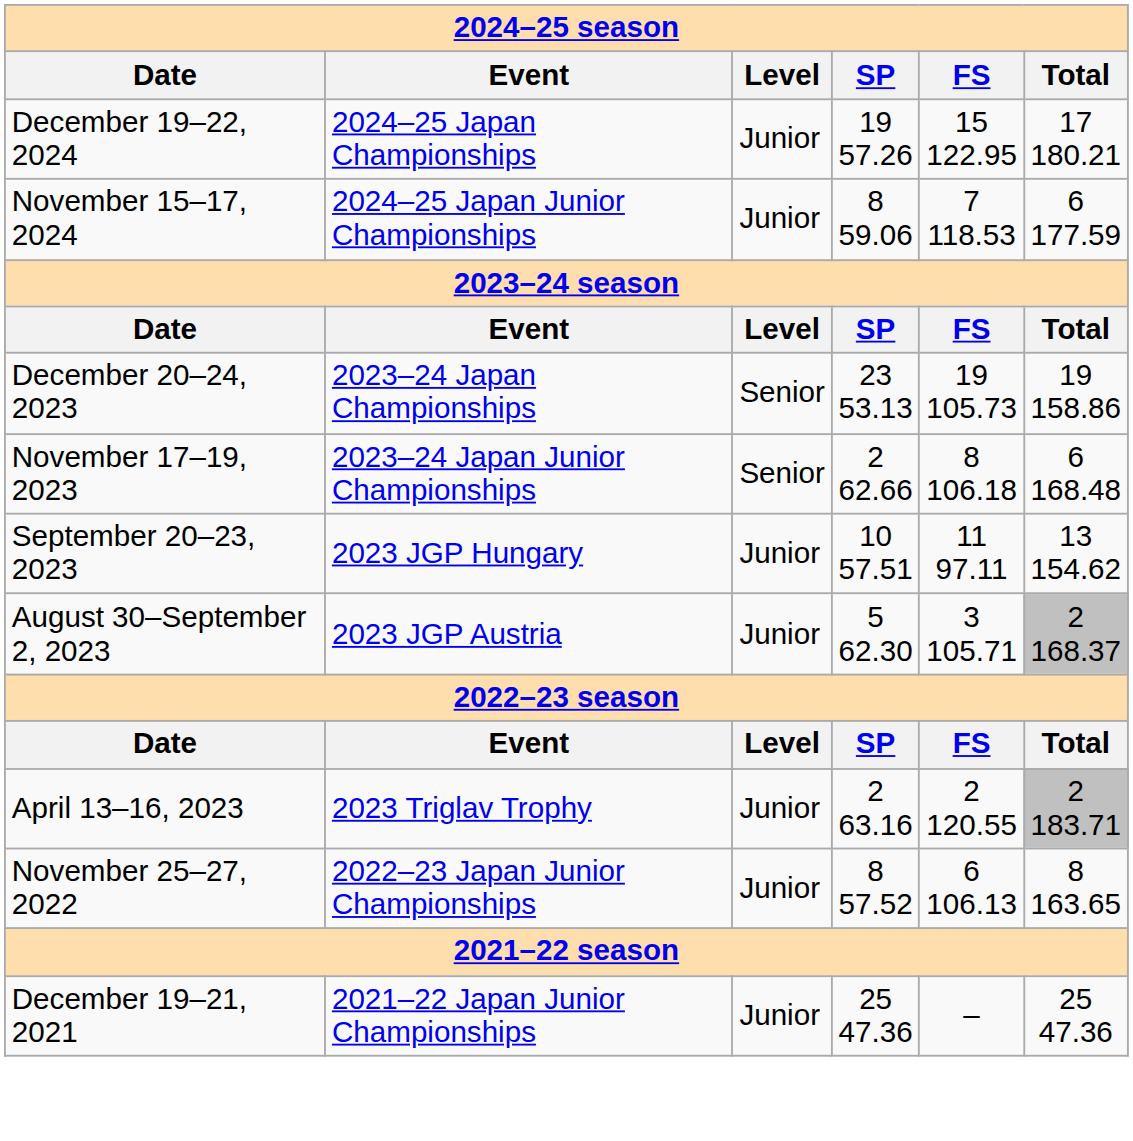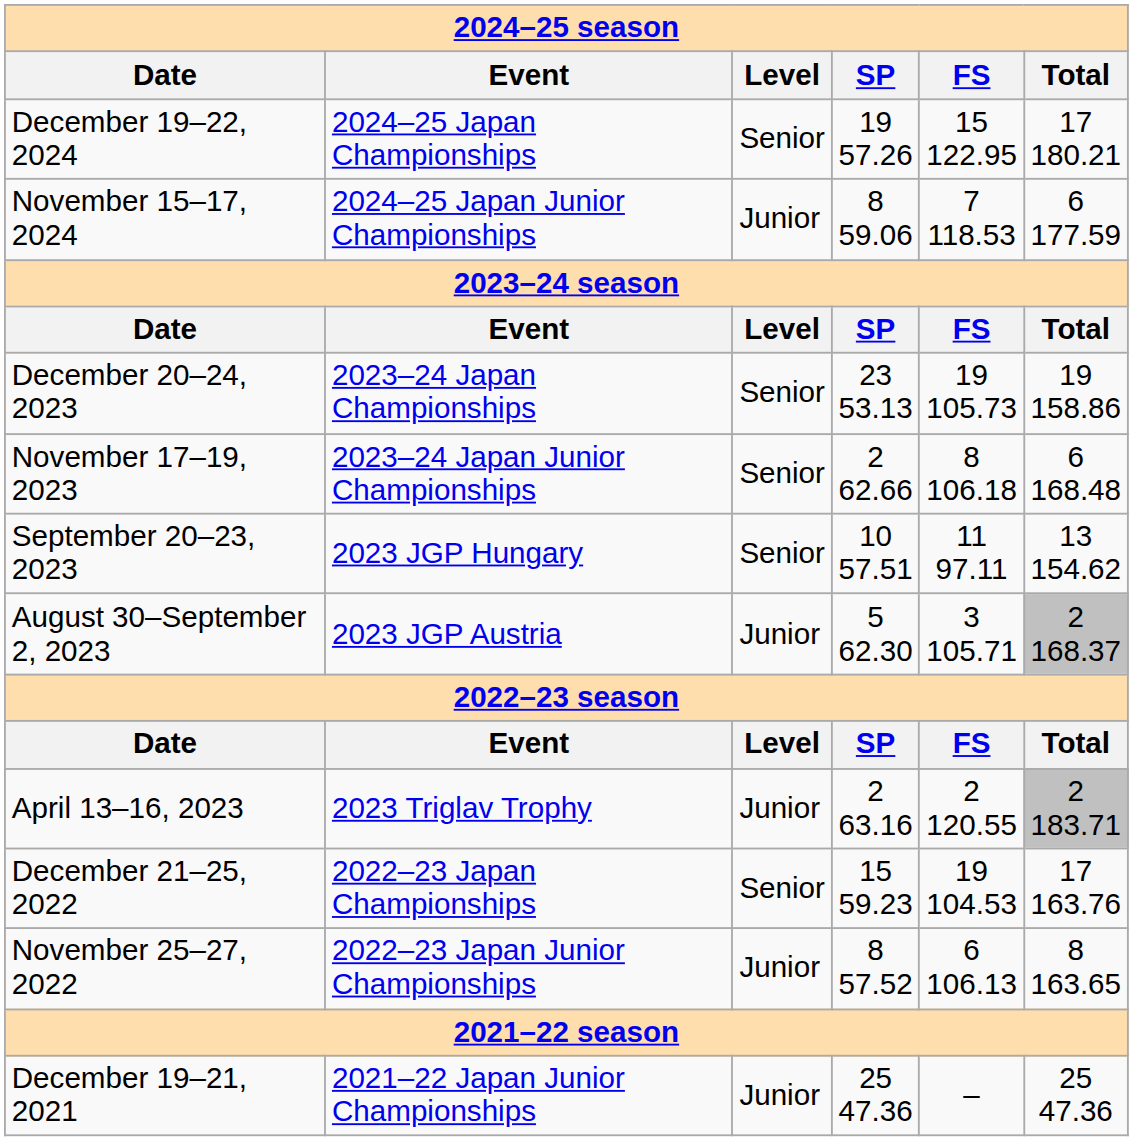(780, 138) Junior -> (782, 138) Senior
(780, 553) Junior -> (782, 553) Senior
+ row: (129, 887)
